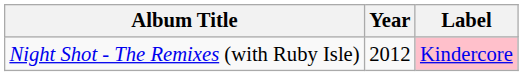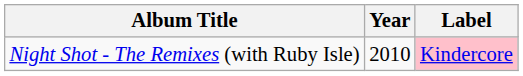(390, 53) 2012 -> (390, 53) 2010
